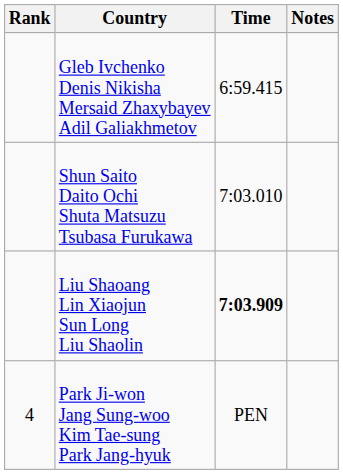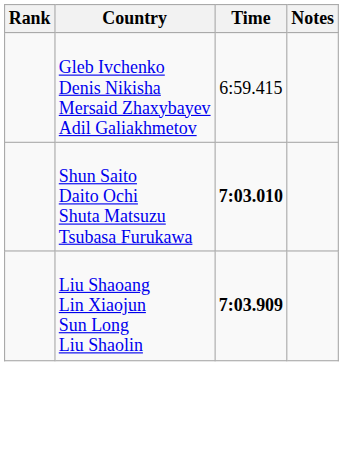(251, 196) normal -> (251, 196) bold
- row: (115, 424)
